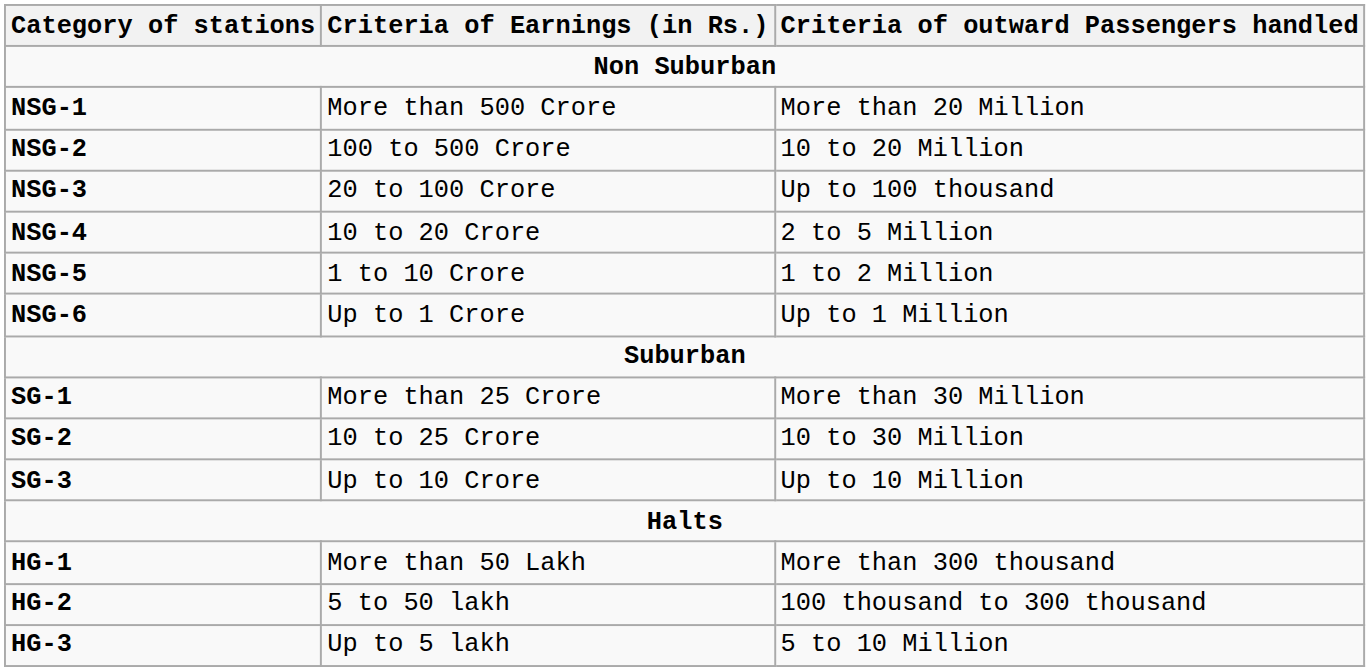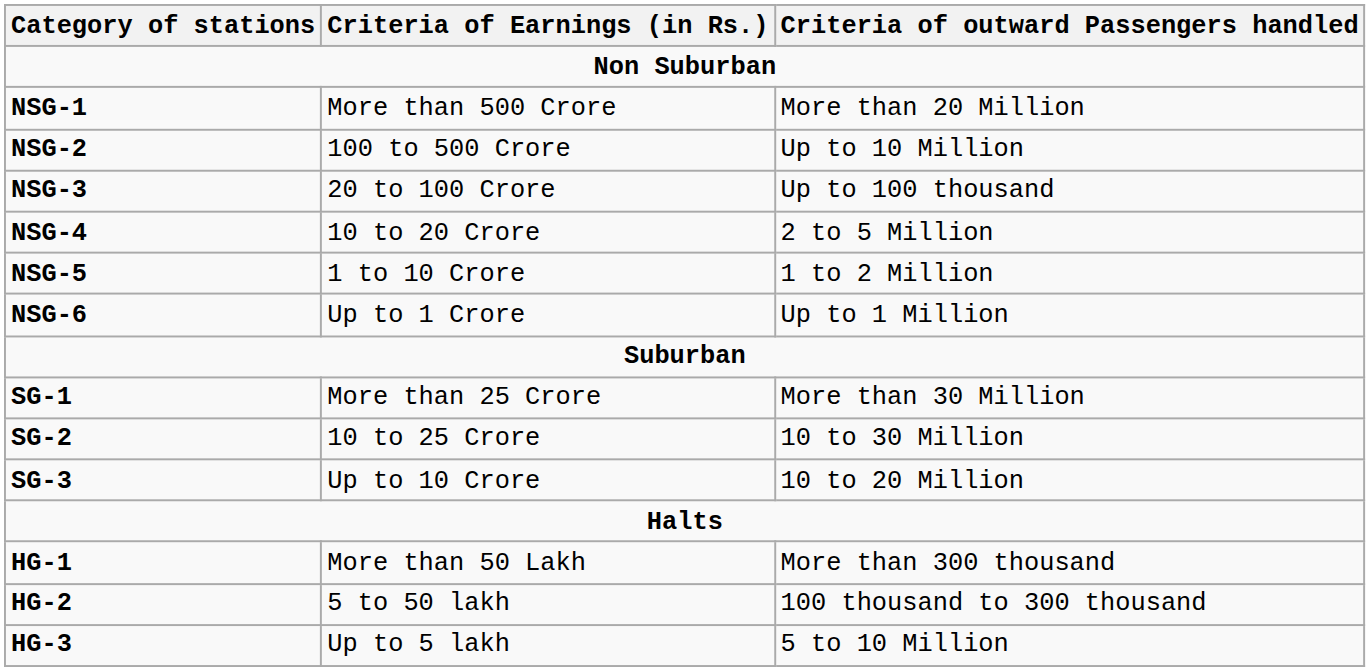(902, 150) 10 to 20 Million -> (902, 150) Up to 10 Million
(902, 480) Up to 10 Million -> (902, 480) 10 to 20 Million
